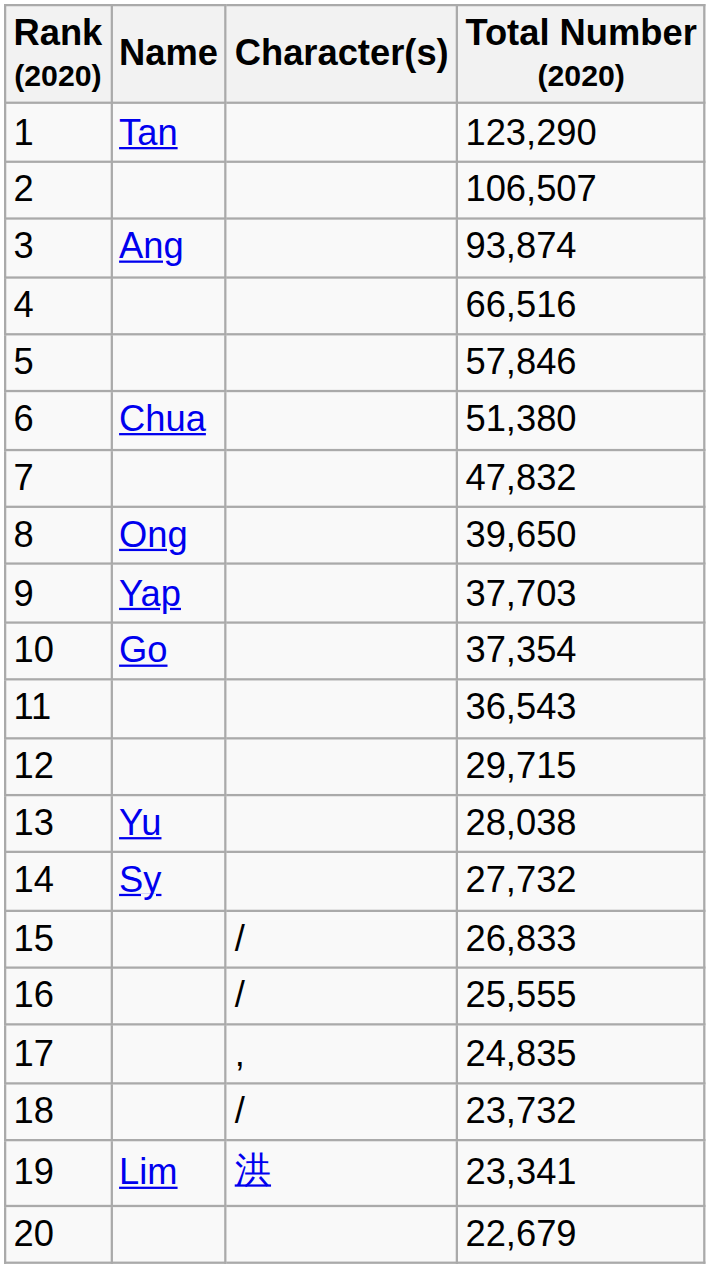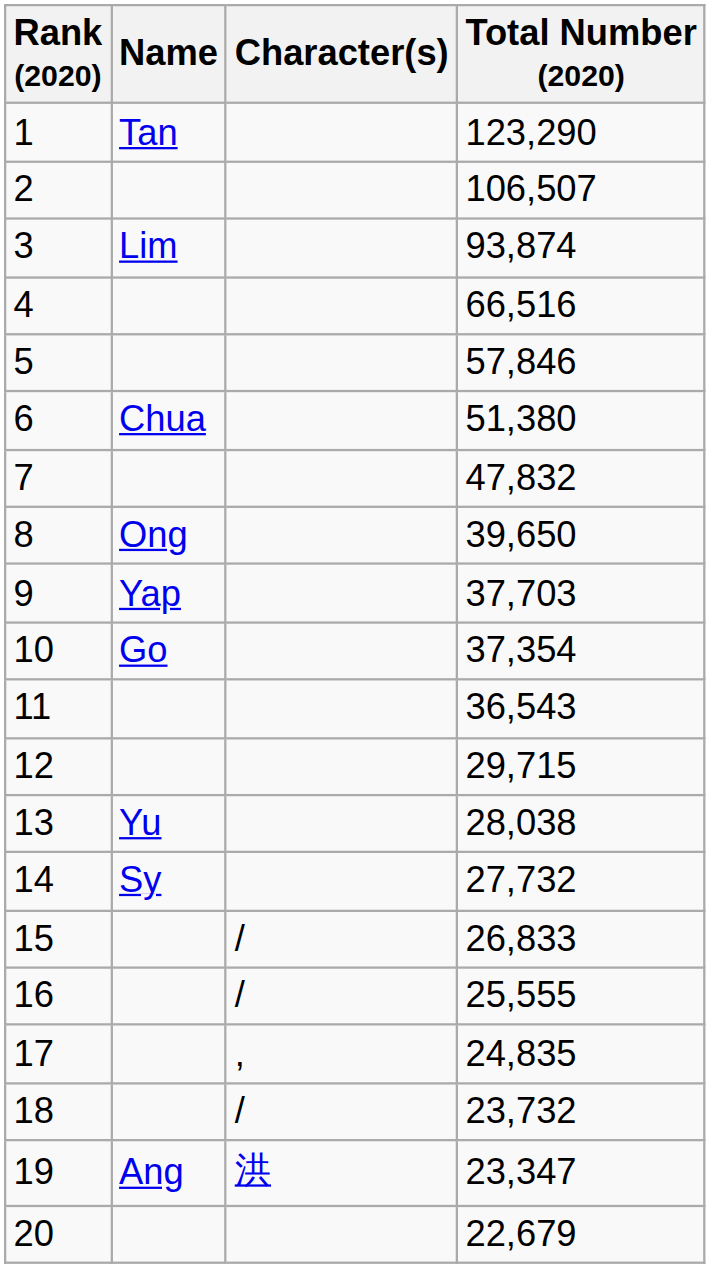(151, 246) Ang -> (148, 246) Lim
(148, 1171) Lim -> (151, 1171) Ang
(521, 1171) 23,341 -> (521, 1171) 23,347
